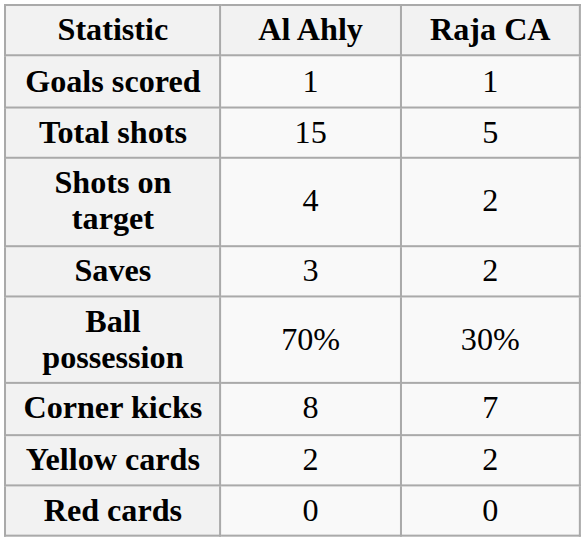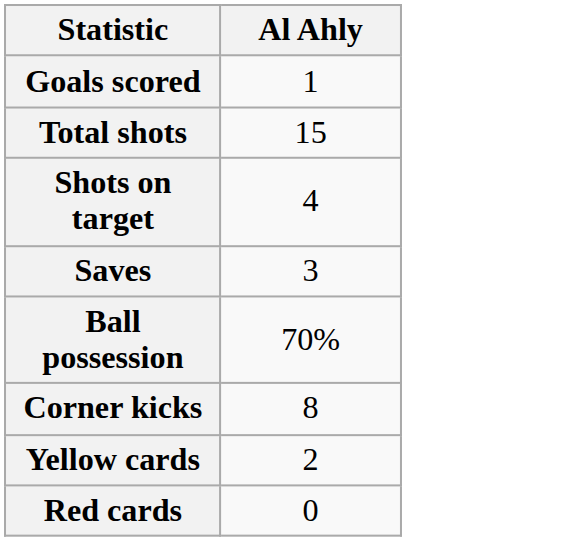- column: (490, 30)
